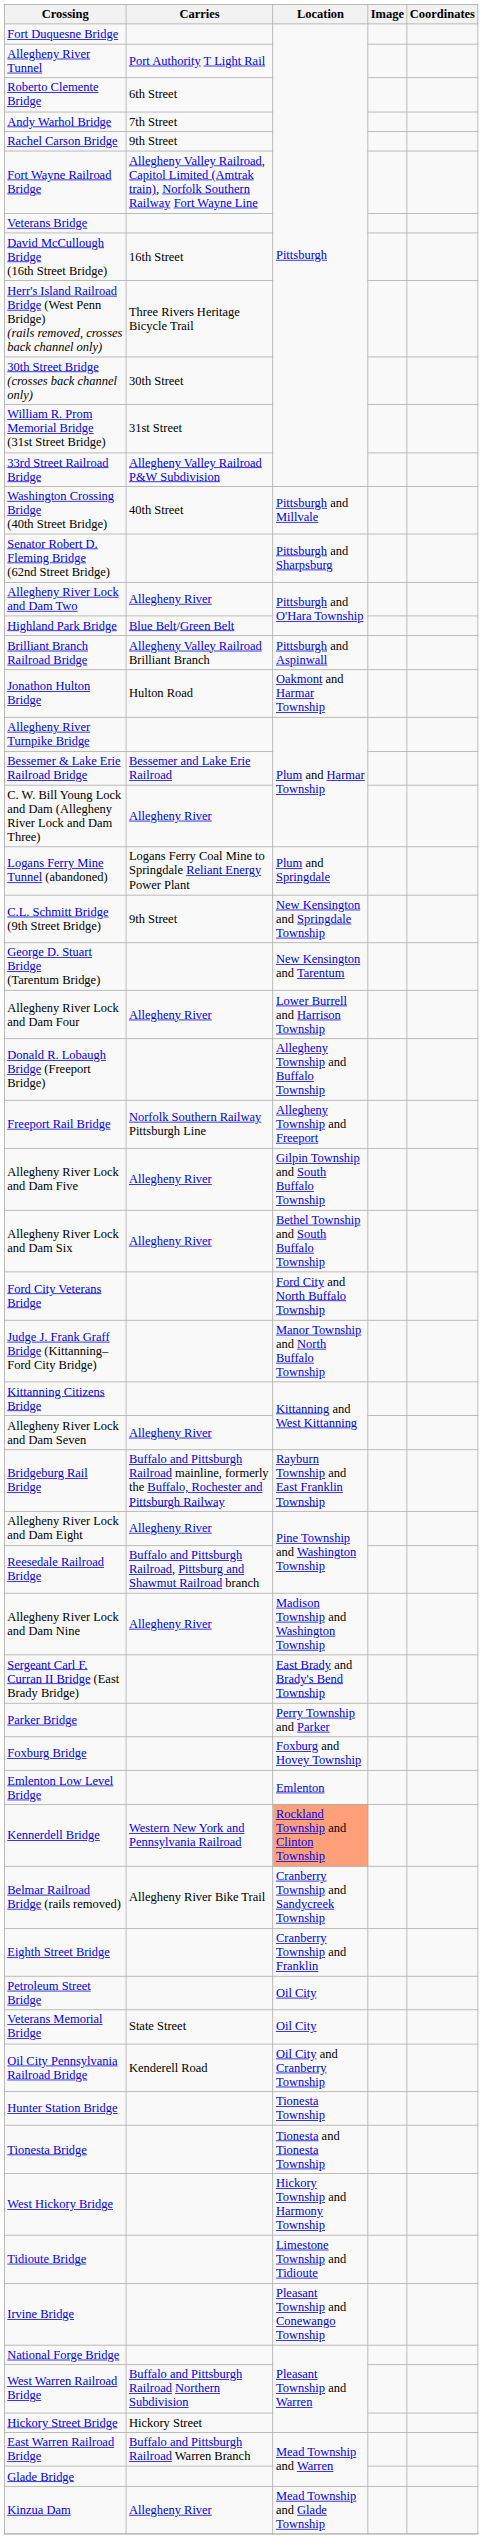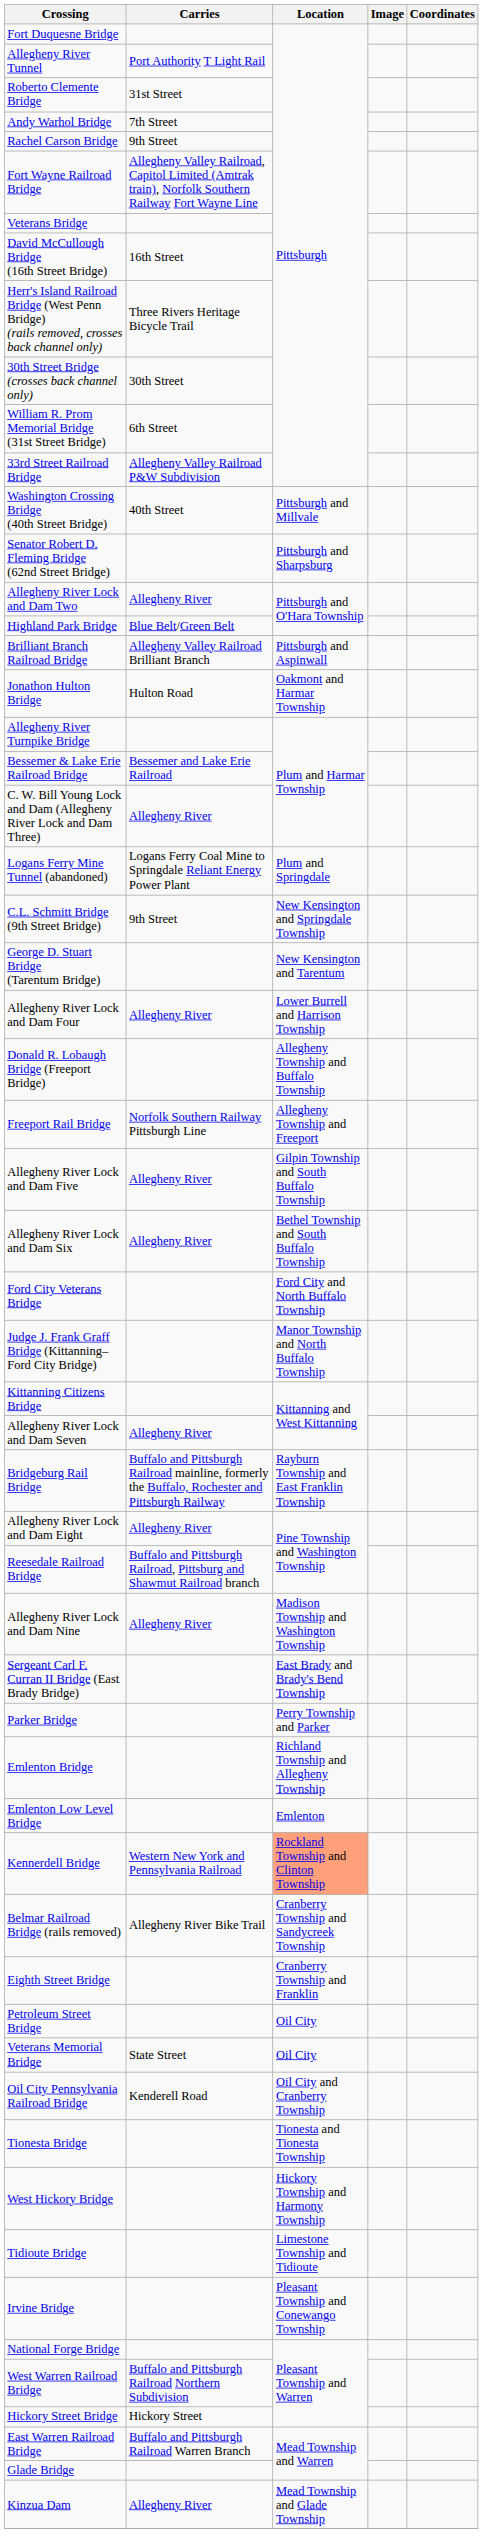(153, 94) 6th Street -> (155, 94) 31st Street
(155, 428) 31st Street -> (153, 428) 6th Street
- row: (47, 1753)
+ row: (50, 1767)
- row: (62, 2108)
